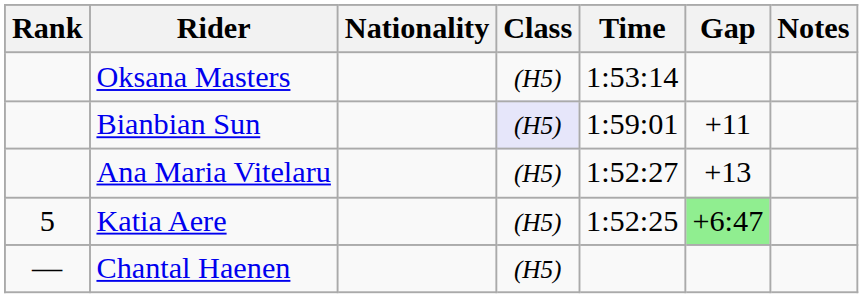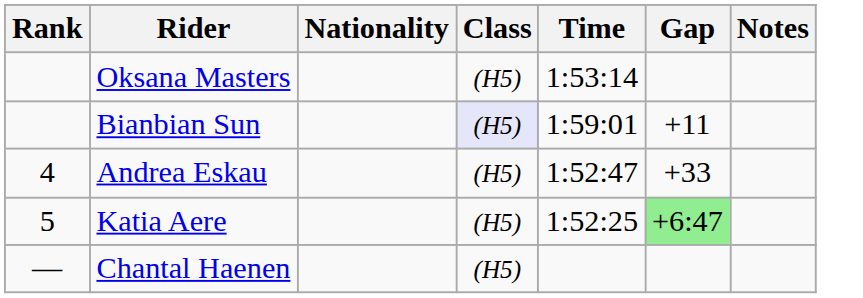- row: (214, 172)
+ row: (182, 172)
